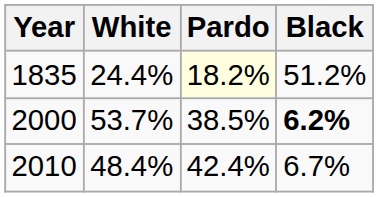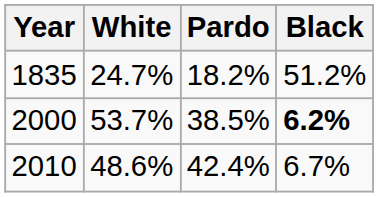(132, 74) 24.4% -> (132, 74) 24.7%
(228, 74) lightyellow background -> (228, 74) no background
(132, 167) 48.4% -> (132, 167) 48.6%
